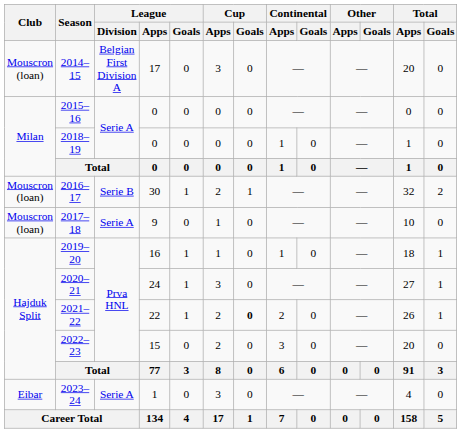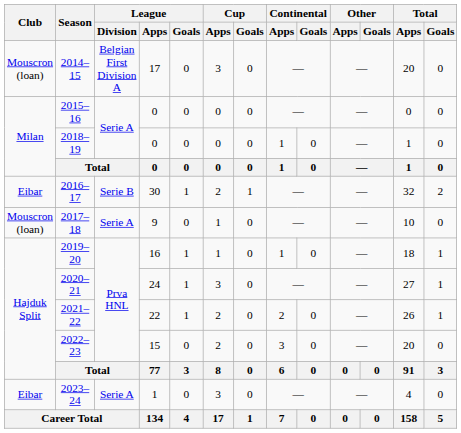(30, 191) Mouscron (loan) -> (30, 191) Eibar
(250, 315) bold -> (250, 315) normal
